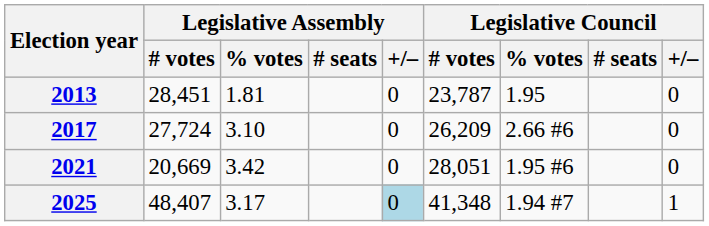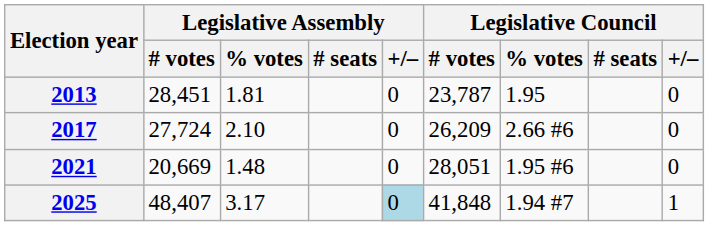(245, 130) 3.10 -> (245, 130) 2.10
(245, 166) 3.42 -> (245, 166) 1.48
(460, 202) 41,348 -> (460, 202) 41,848
